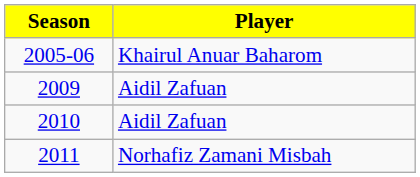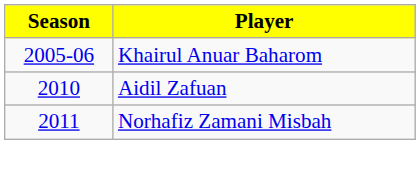- row: (59, 88)
